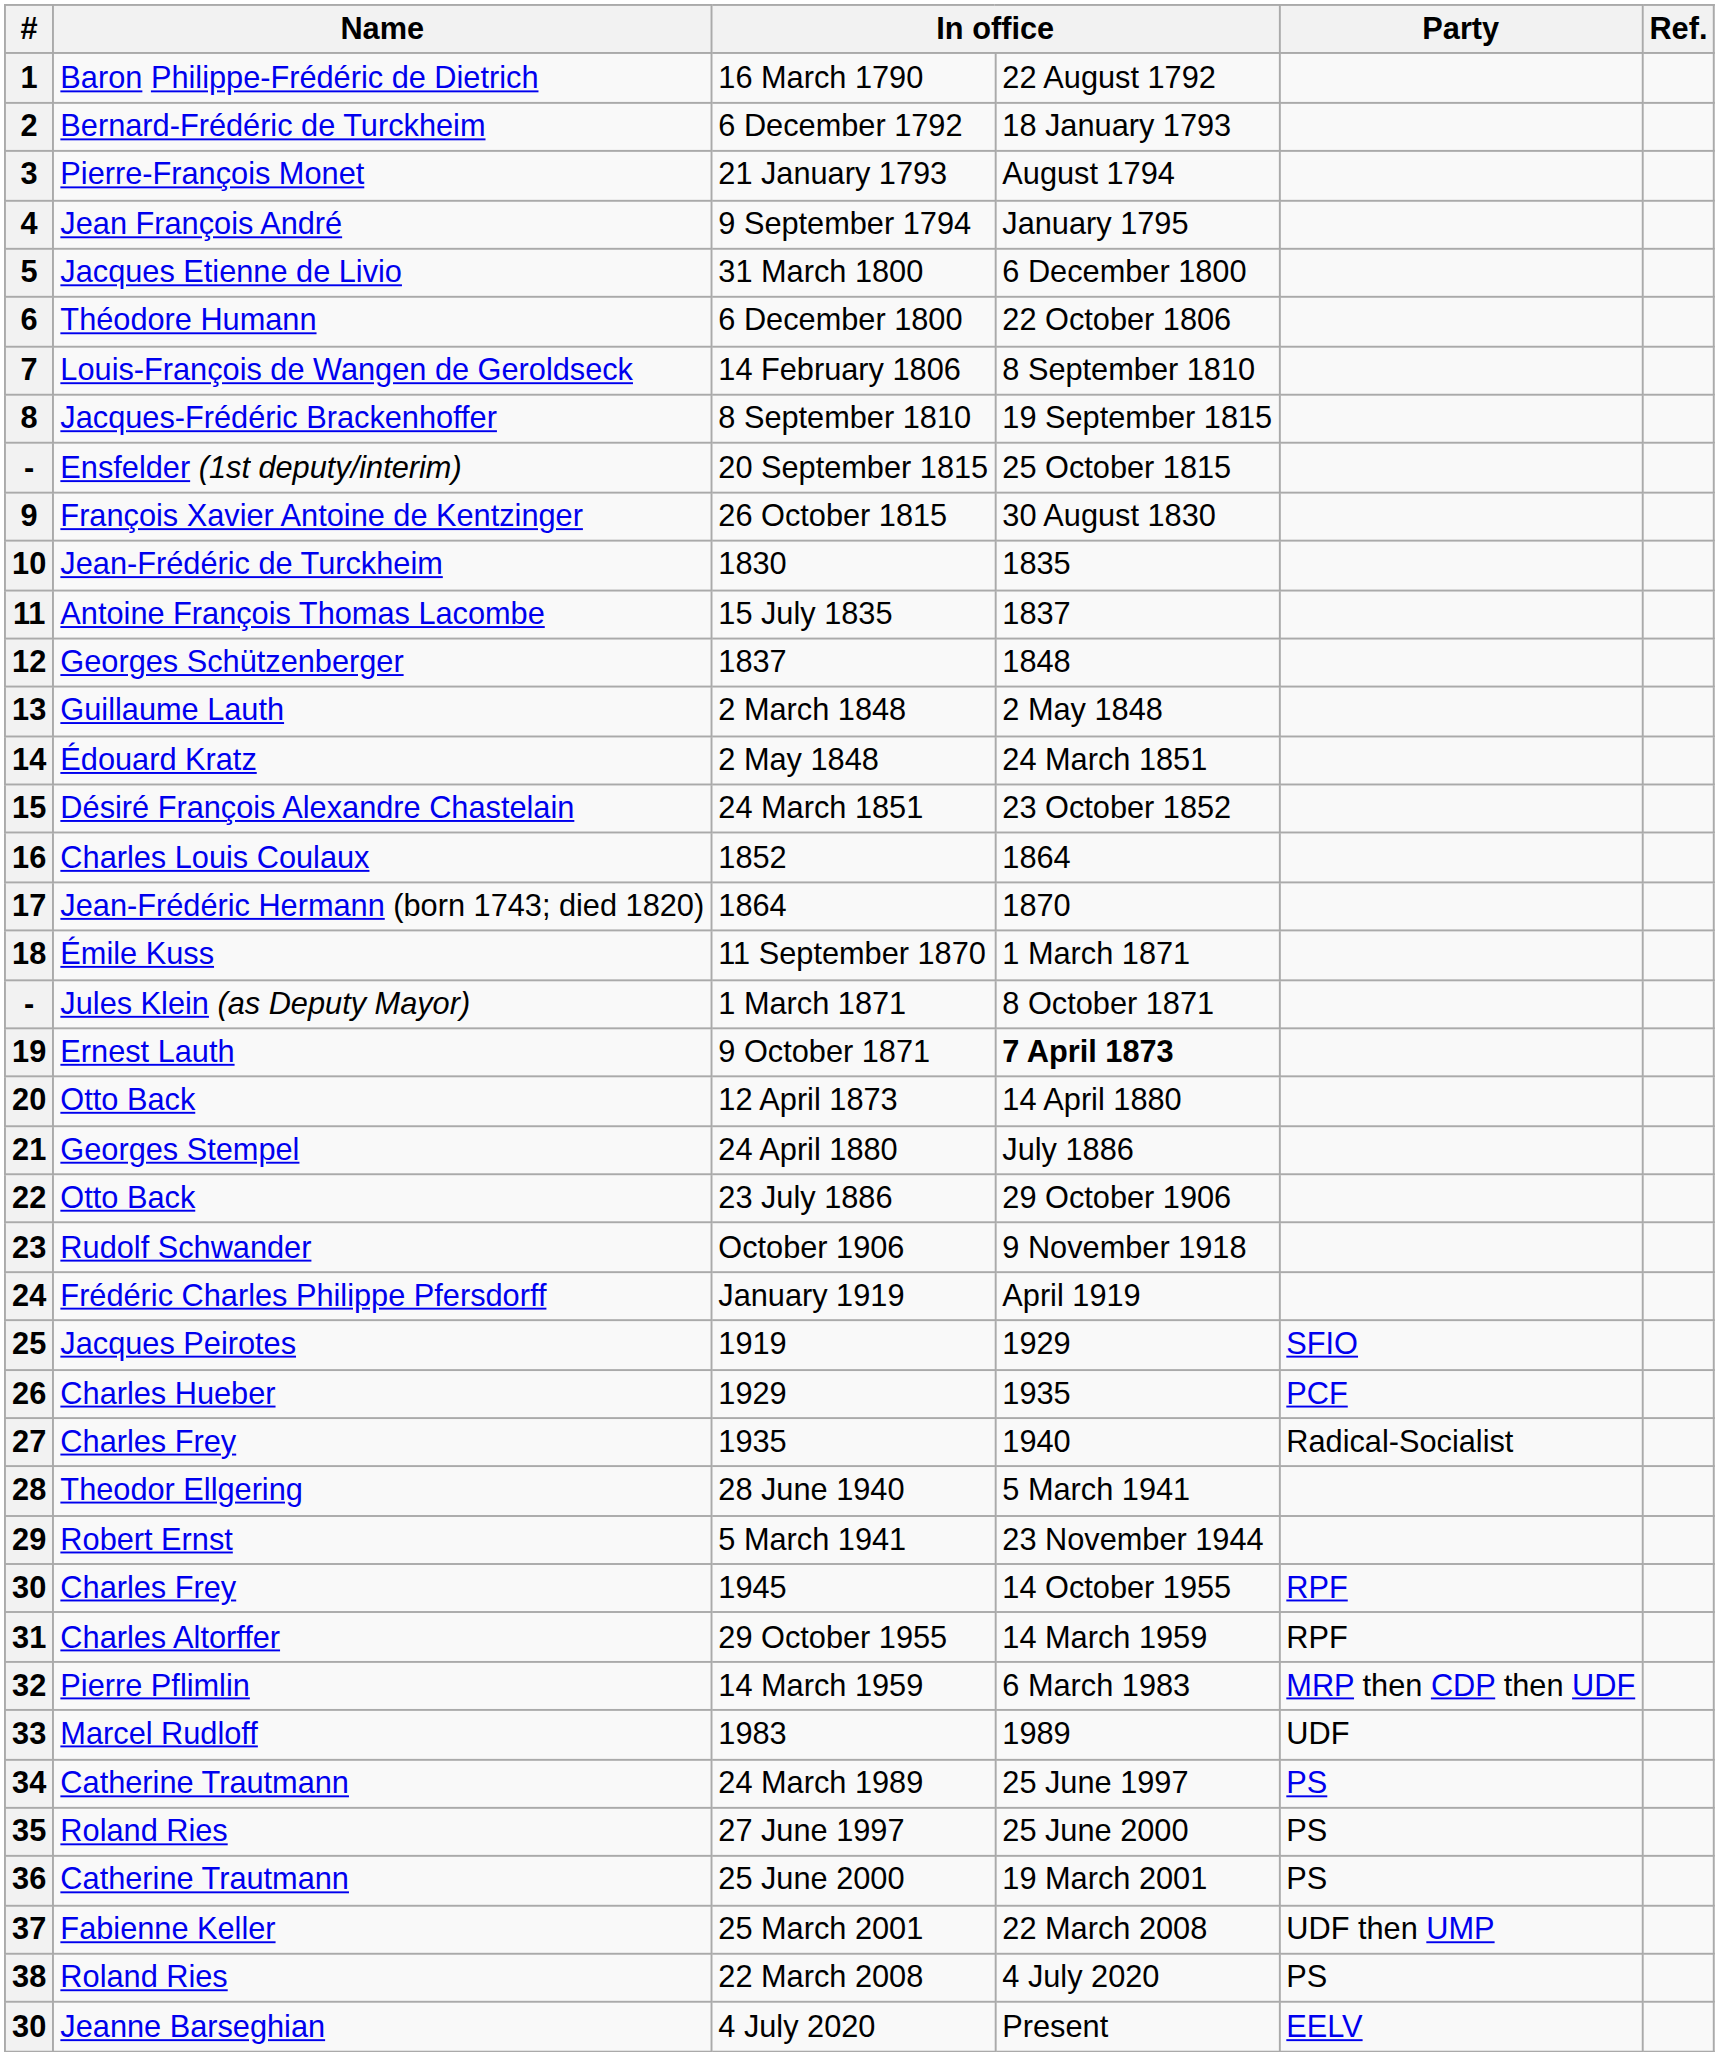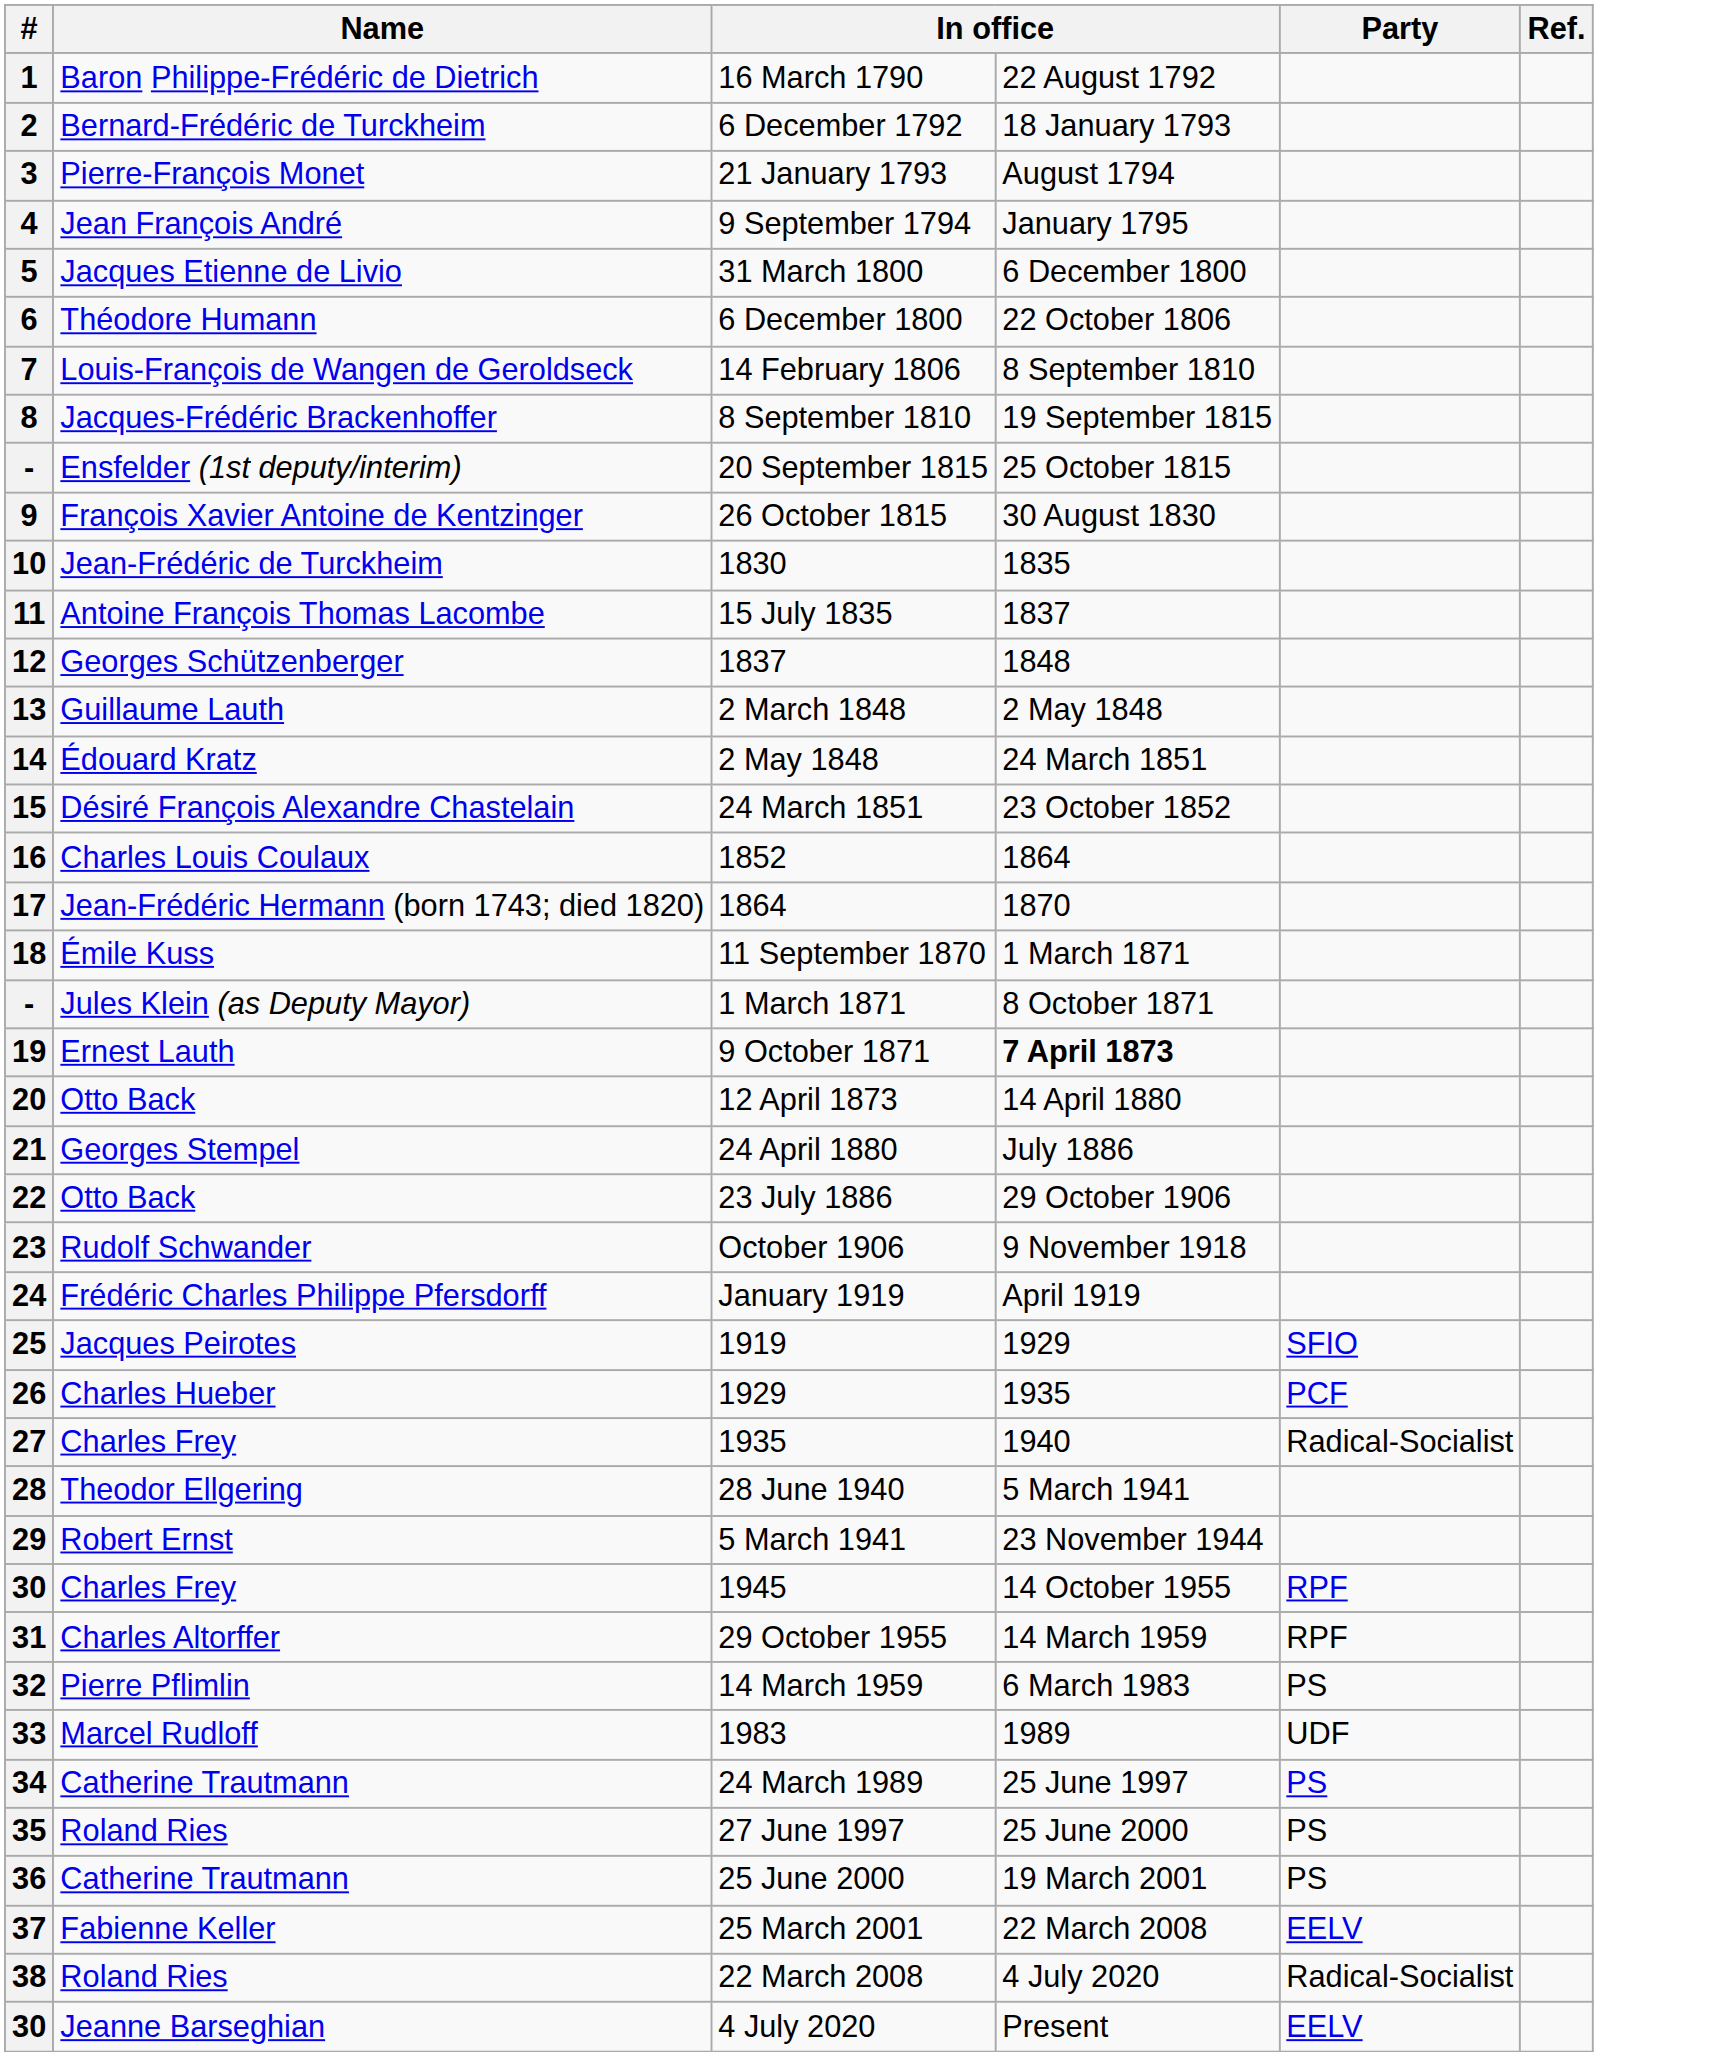(1461, 1685) MRP then CDP then UDF -> (1307, 1685) PS
(1390, 1928) UDF then UMP -> (1324, 1928) EELV
(1307, 1977) PS -> (1400, 1977) Radical-Socialist
